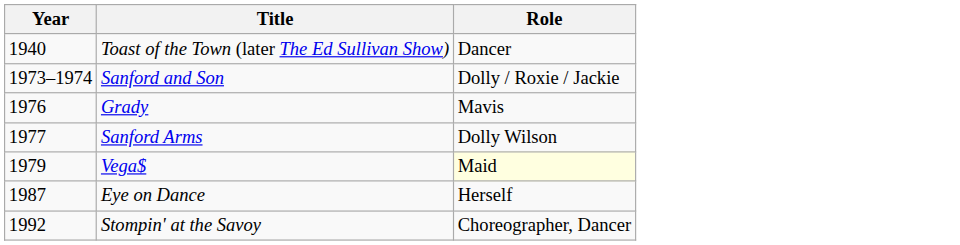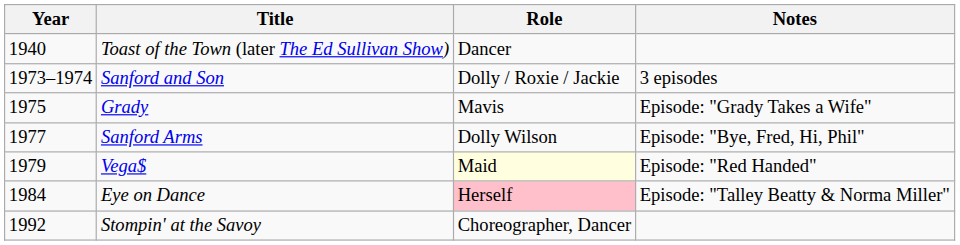+ column: (795, 19)
(27, 107) 1976 -> (27, 107) 1975
(27, 195) 1987 -> (27, 195) 1984
(485, 195) no background -> (485, 195) pink background
